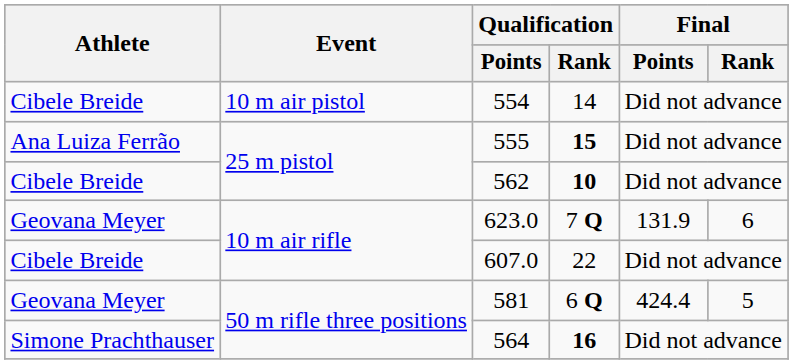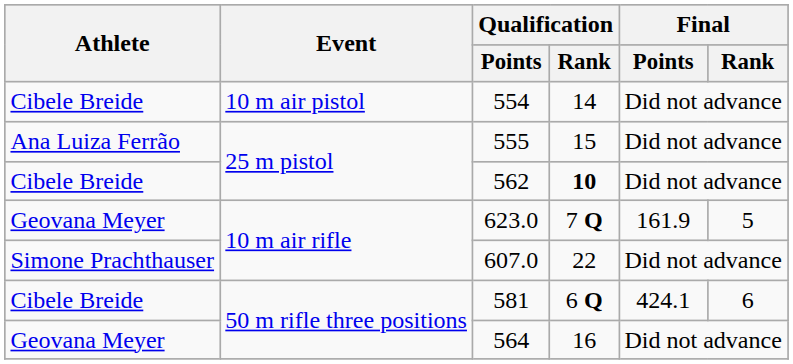(584, 141) bold -> (584, 141) normal
(663, 220) 131.9 -> (663, 220) 161.9
(748, 220) 6 -> (748, 220) 5
(77, 260) Cibele Breide -> (112, 260) Simone Prachthauser
(88, 300) Geovana Meyer -> (77, 300) Cibele Breide
(663, 300) 424.4 -> (663, 300) 424.1
(748, 300) 5 -> (748, 300) 6
(112, 339) Simone Prachthauser -> (88, 339) Geovana Meyer
(584, 339) bold -> (584, 339) normal
